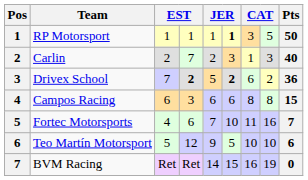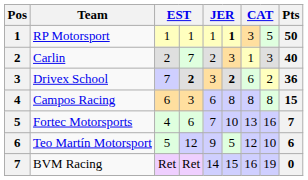(213, 78) 5 -> (213, 78) 3
(232, 100) 6 -> (232, 100) 8
(251, 121) 11 -> (251, 121) 13
(251, 142) 10 -> (251, 142) 12
